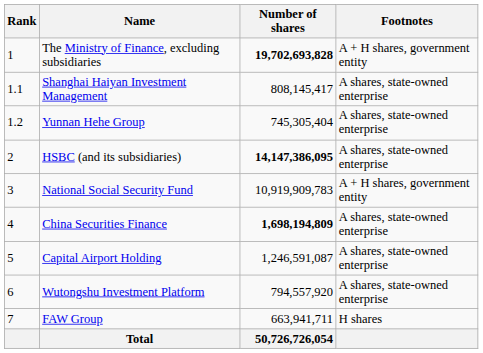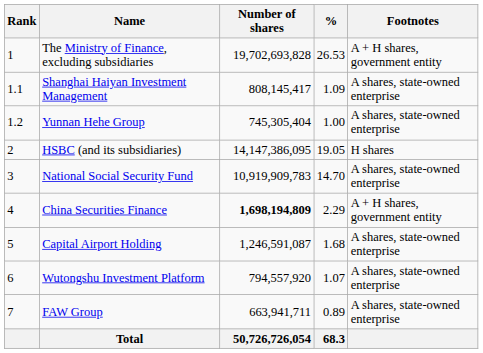+ column: (331, 21)
(294, 55) bold -> (272, 55) normal
(294, 156) bold -> (272, 149) normal
(393, 156) A shares, state-owned enterprise -> (372, 149) H shares
(404, 190) A + H shares, government entity -> (405, 176) A shares, state-owned enterprise
(393, 224) A shares, state-owned enterprise -> (396, 210) A + H shares, government entity
(360, 318) H shares -> (405, 311) A shares, state-owned enterprise
